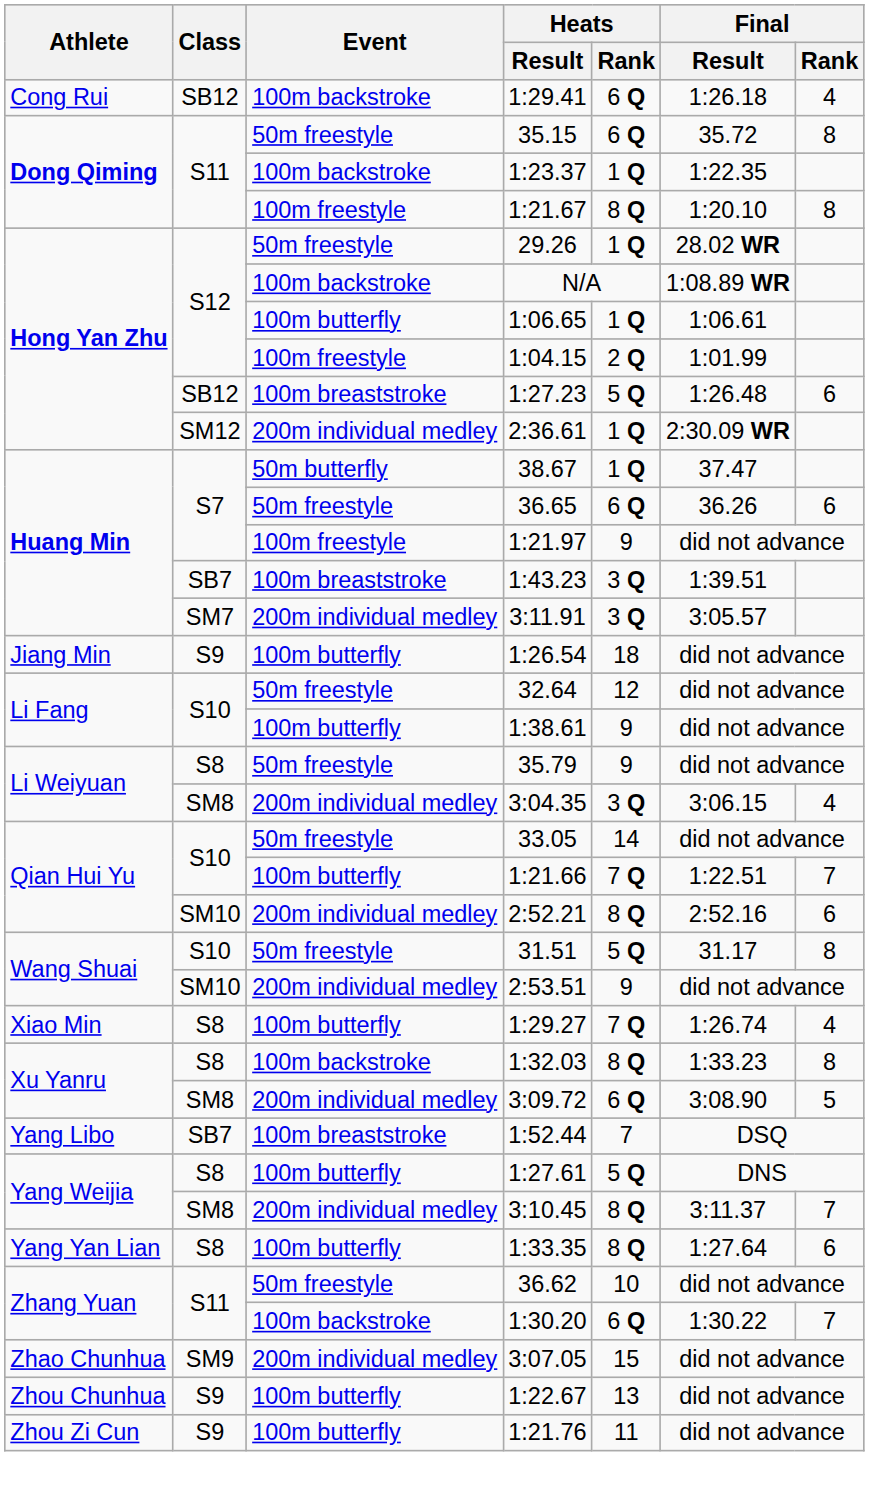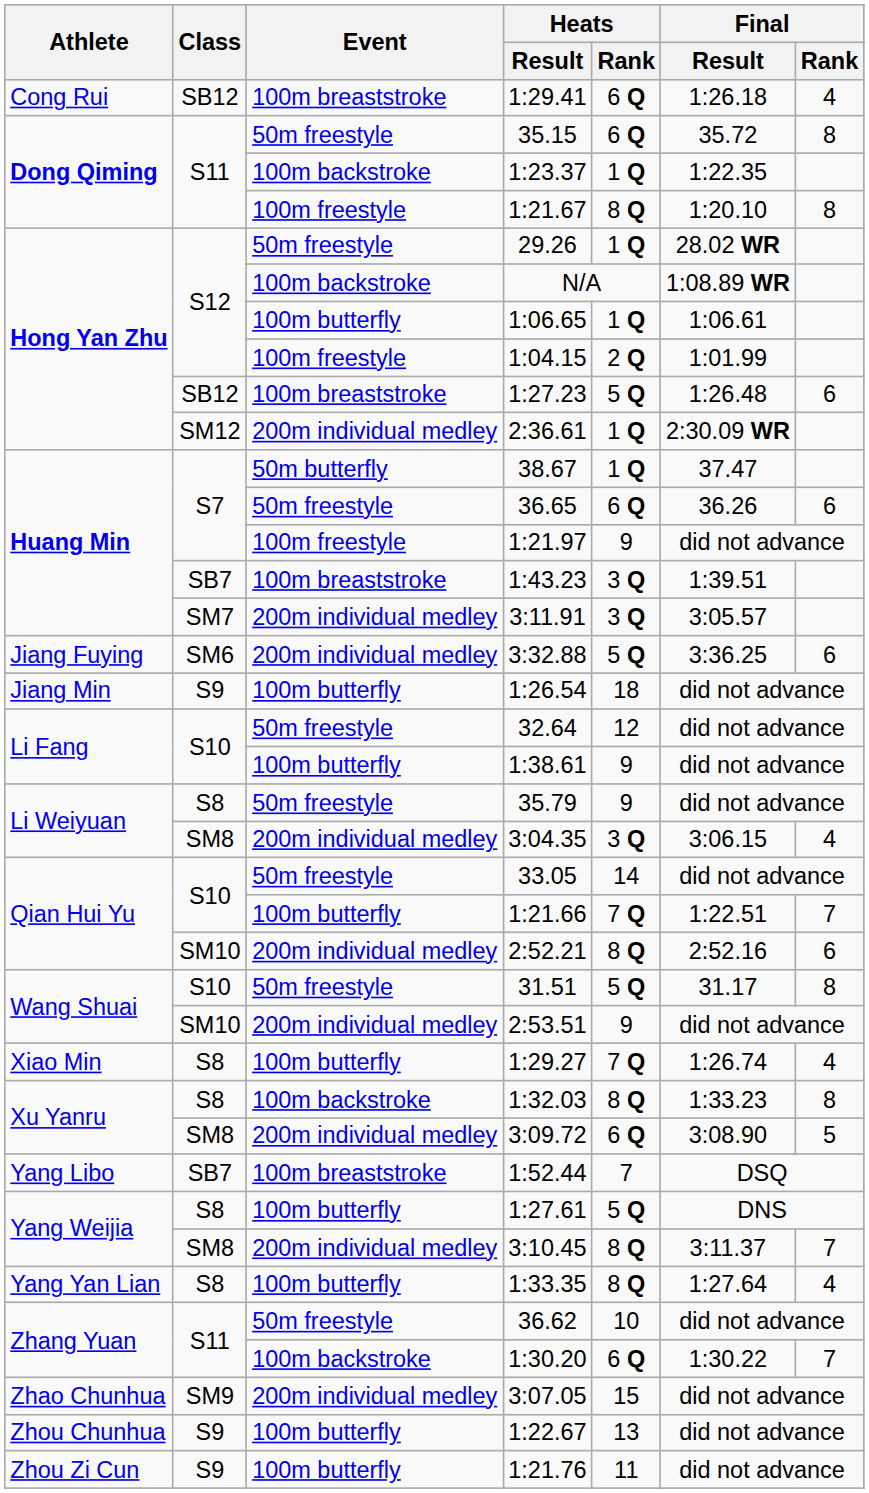(341, 98) 100m backstroke -> (349, 98) 100m breaststroke
+ row: (547, 654)
(830, 1247) 6 -> (830, 1285) 4
